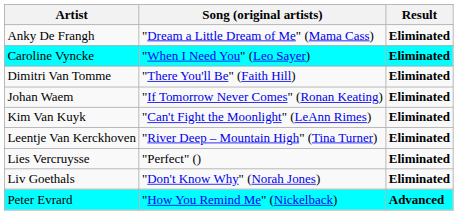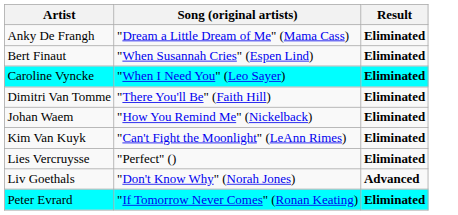+ row: (37, 55)
(262, 96) "If Tomorrow Never Comes" (Ronan Keating) -> (215, 117) "How You Remind Me" (Nickelback)
- row: (72, 138)
(419, 179) Eliminated -> (392, 179) Advanced
(240, 199) "How You Remind Me" (Nickelback) -> (238, 199) "If Tomorrow Never Comes" (Ronan Keating)
(417, 199) Advanced -> (395, 199) Eliminated
